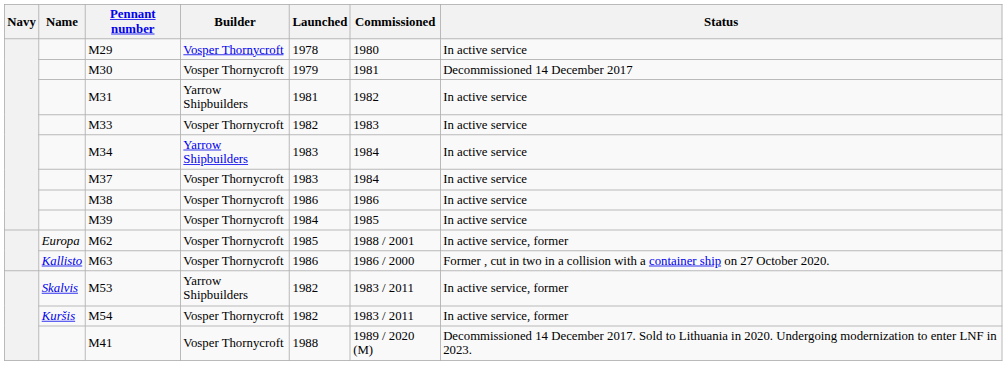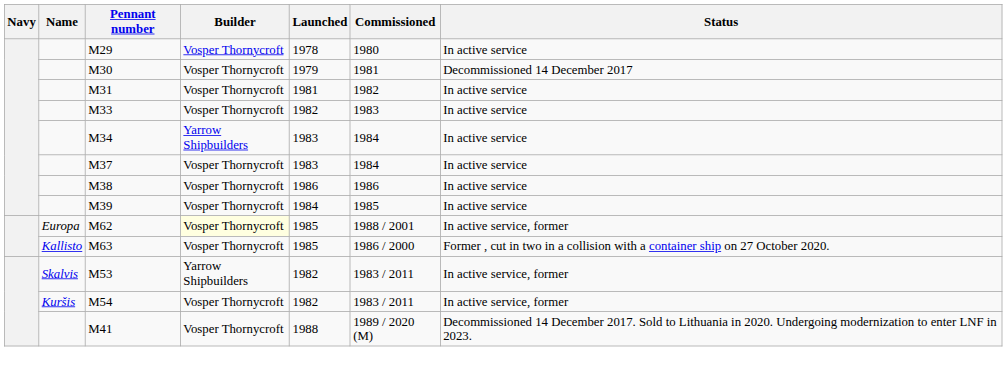(216, 97) Yarrow Shipbuilders -> (233, 89) Vosper Thornycroft
(233, 240) no background -> (233, 226) lightyellow background
(305, 260) 1986 -> (305, 246) 1985
